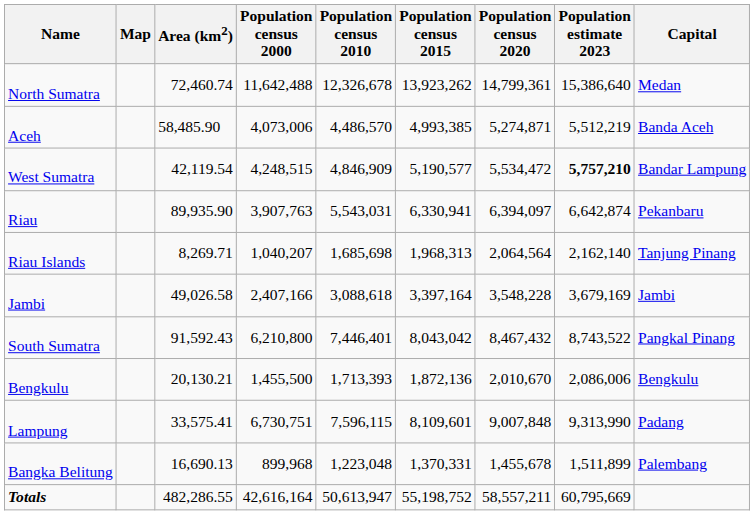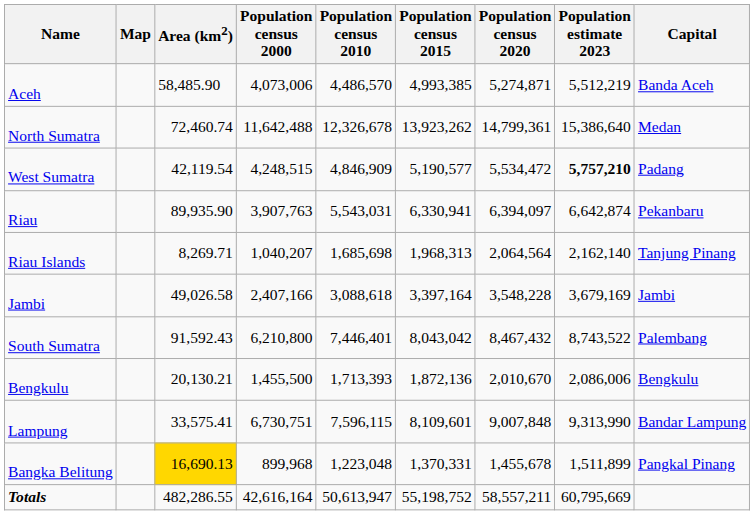rows swapped: (24, 135) <-> (54, 93)
(692, 169) Bandar Lampung -> (661, 169) Padang
(687, 337) Pangkal Pinang -> (673, 337) Palembang
(661, 421) Padang -> (692, 421) Bandar Lampung
(202, 463) no background -> (202, 463) gold background
(673, 463) Palembang -> (687, 463) Pangkal Pinang
